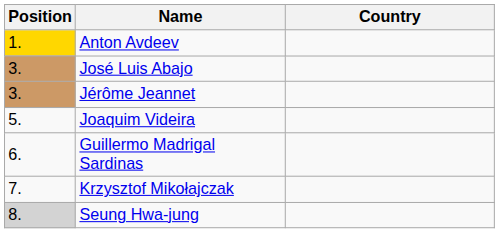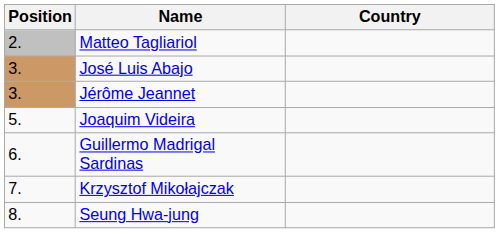- row: (129, 42)
+ row: (138, 42)
(15, 214) lightgrey background -> (15, 214) no background
